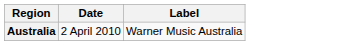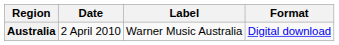+ column: (289, 13)
